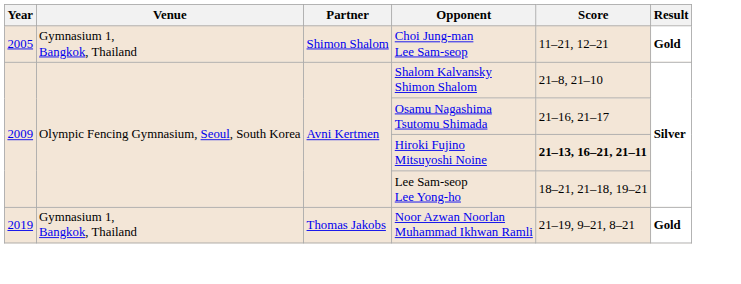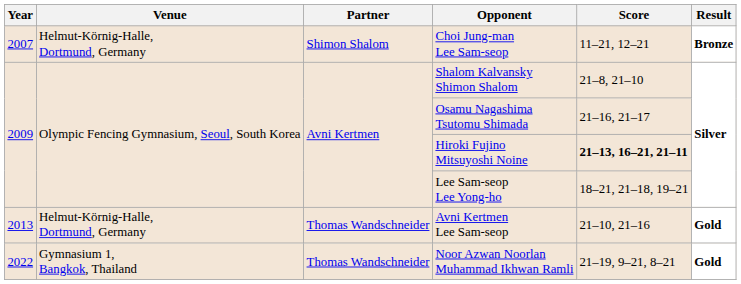(20, 44) 2005 -> (20, 44) 2007
(88, 44) Gymnasium 1, Bangkok, Thailand -> (96, 44) Helmut-Körnig-Halle, Dortmund, Germany
(667, 44) Gold -> (714, 44) Bronze
+ row: (472, 225)
(20, 225) 2019 -> (20, 261) 2022
(346, 225) Thomas Jakobs -> (368, 261) Thomas Wandschneider
